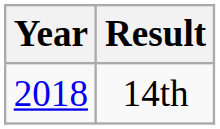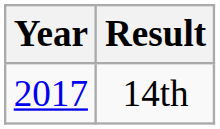(51, 92) 2018 -> (51, 92) 2017
